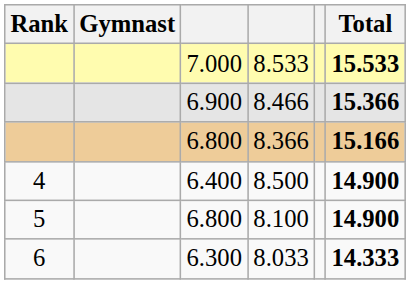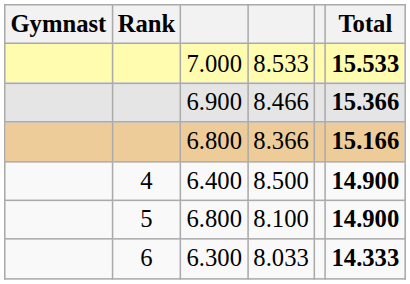columns swapped: (39, 24) <-> (127, 24)
